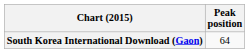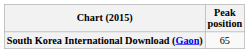(225, 40) 64 -> (225, 40) 65
